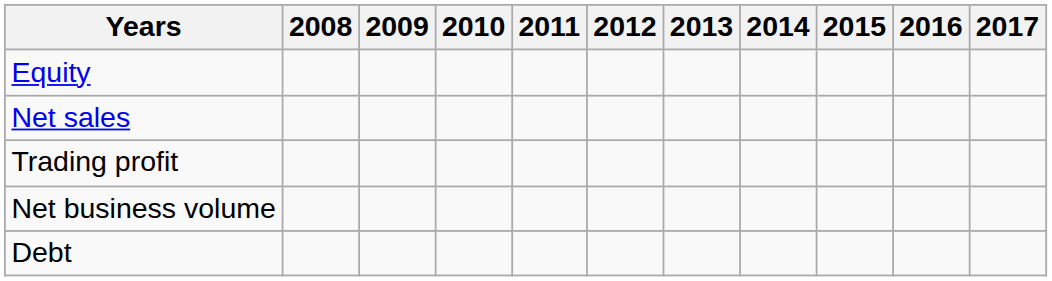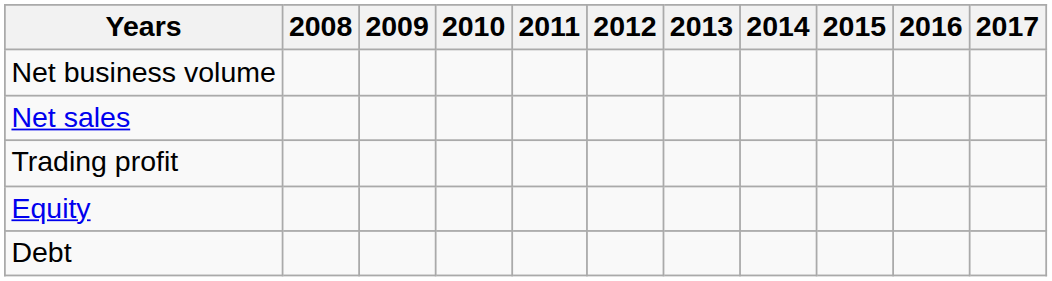rows swapped: (144, 207) <-> (51, 72)
